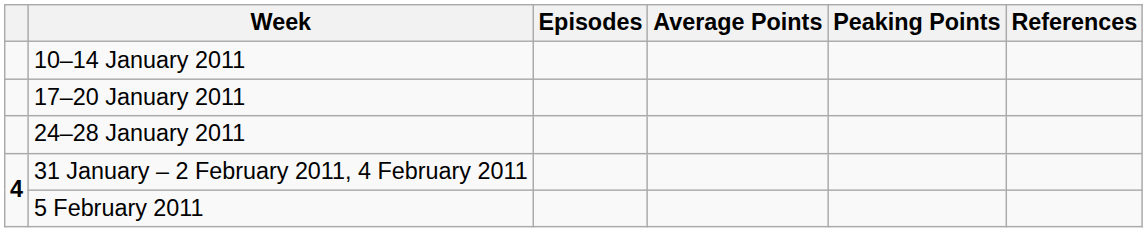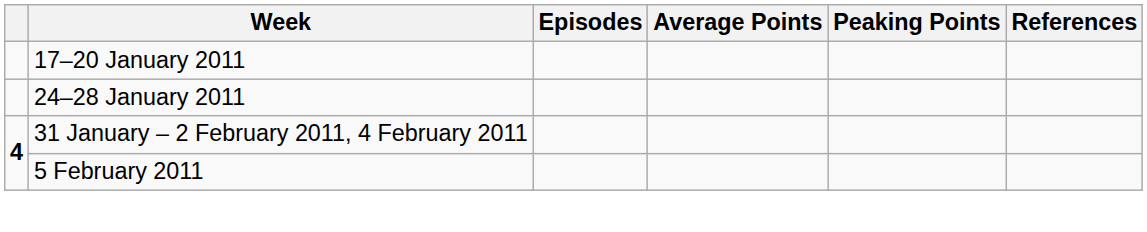- row: (140, 60)
